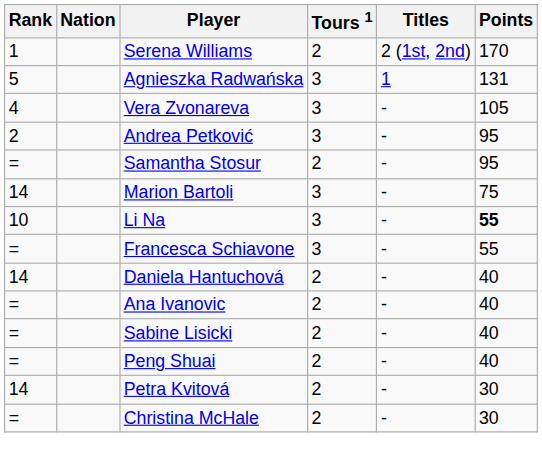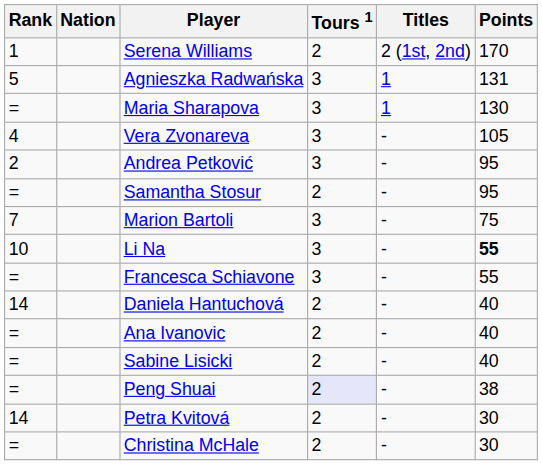+ row: (191, 107)
(19, 192) 14 -> (14, 220) 7
(317, 361) no background -> (317, 389) lavender background
(489, 361) 40 -> (489, 389) 38
